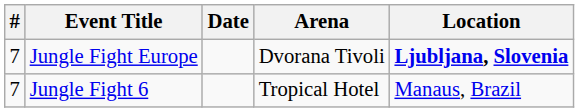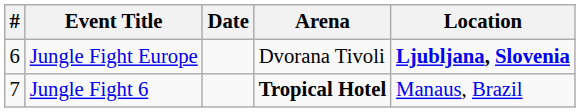(15, 56) 7 -> (15, 56) 6
(319, 90) normal -> (322, 90) bold
